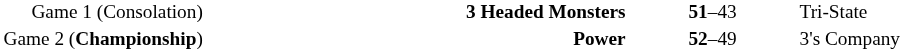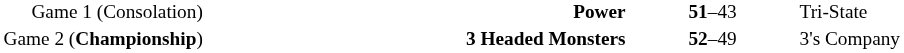(546, 11) 3 Headed Monsters -> (599, 11) Power
(599, 38) Power -> (546, 38) 3 Headed Monsters
